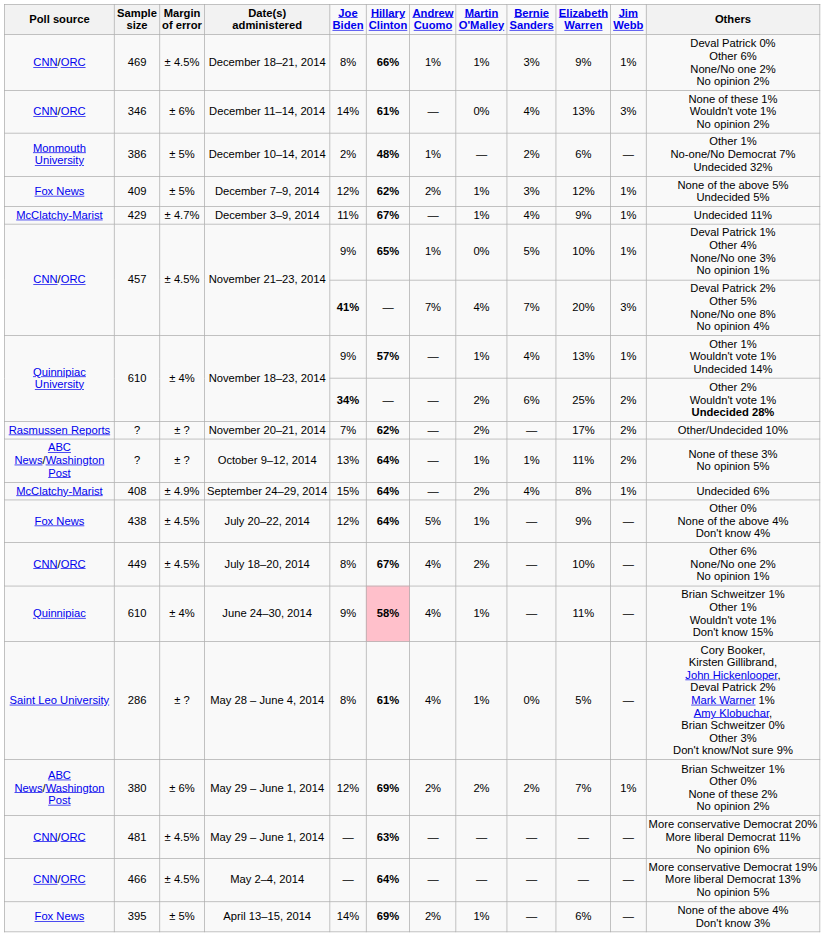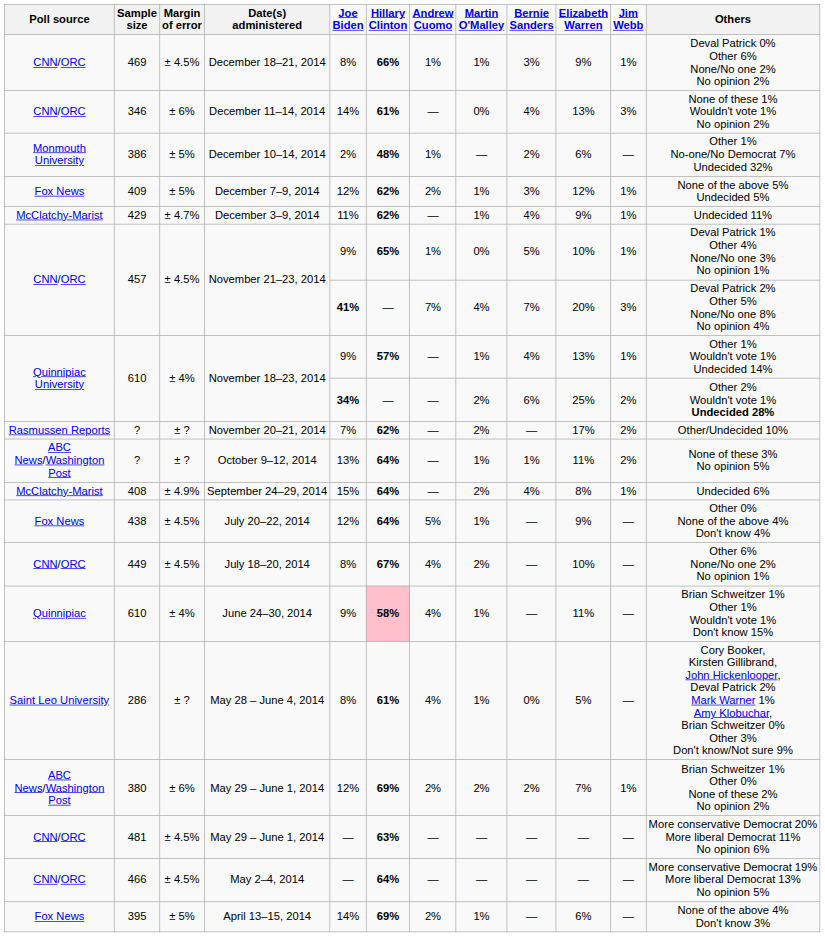(388, 215) 67% -> (388, 215) 62%
